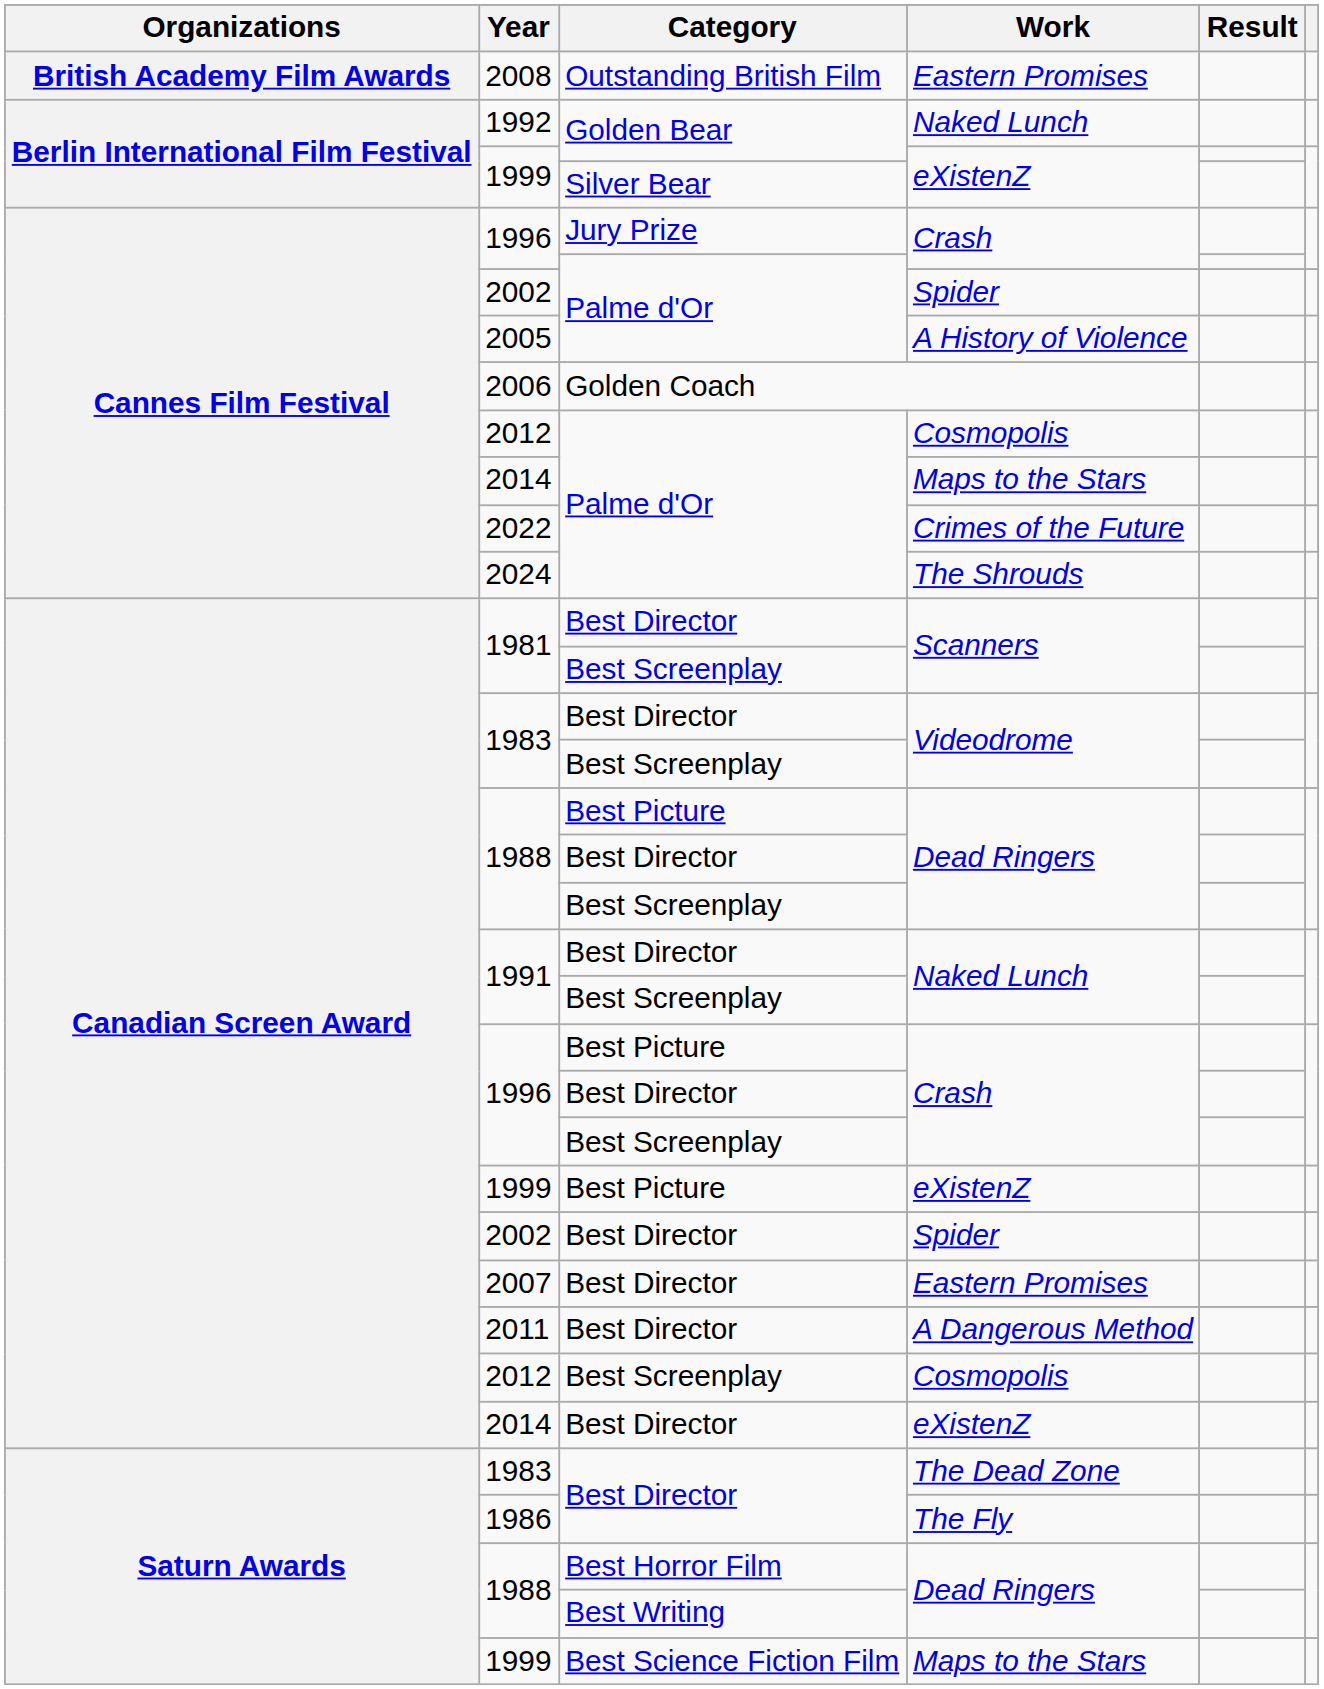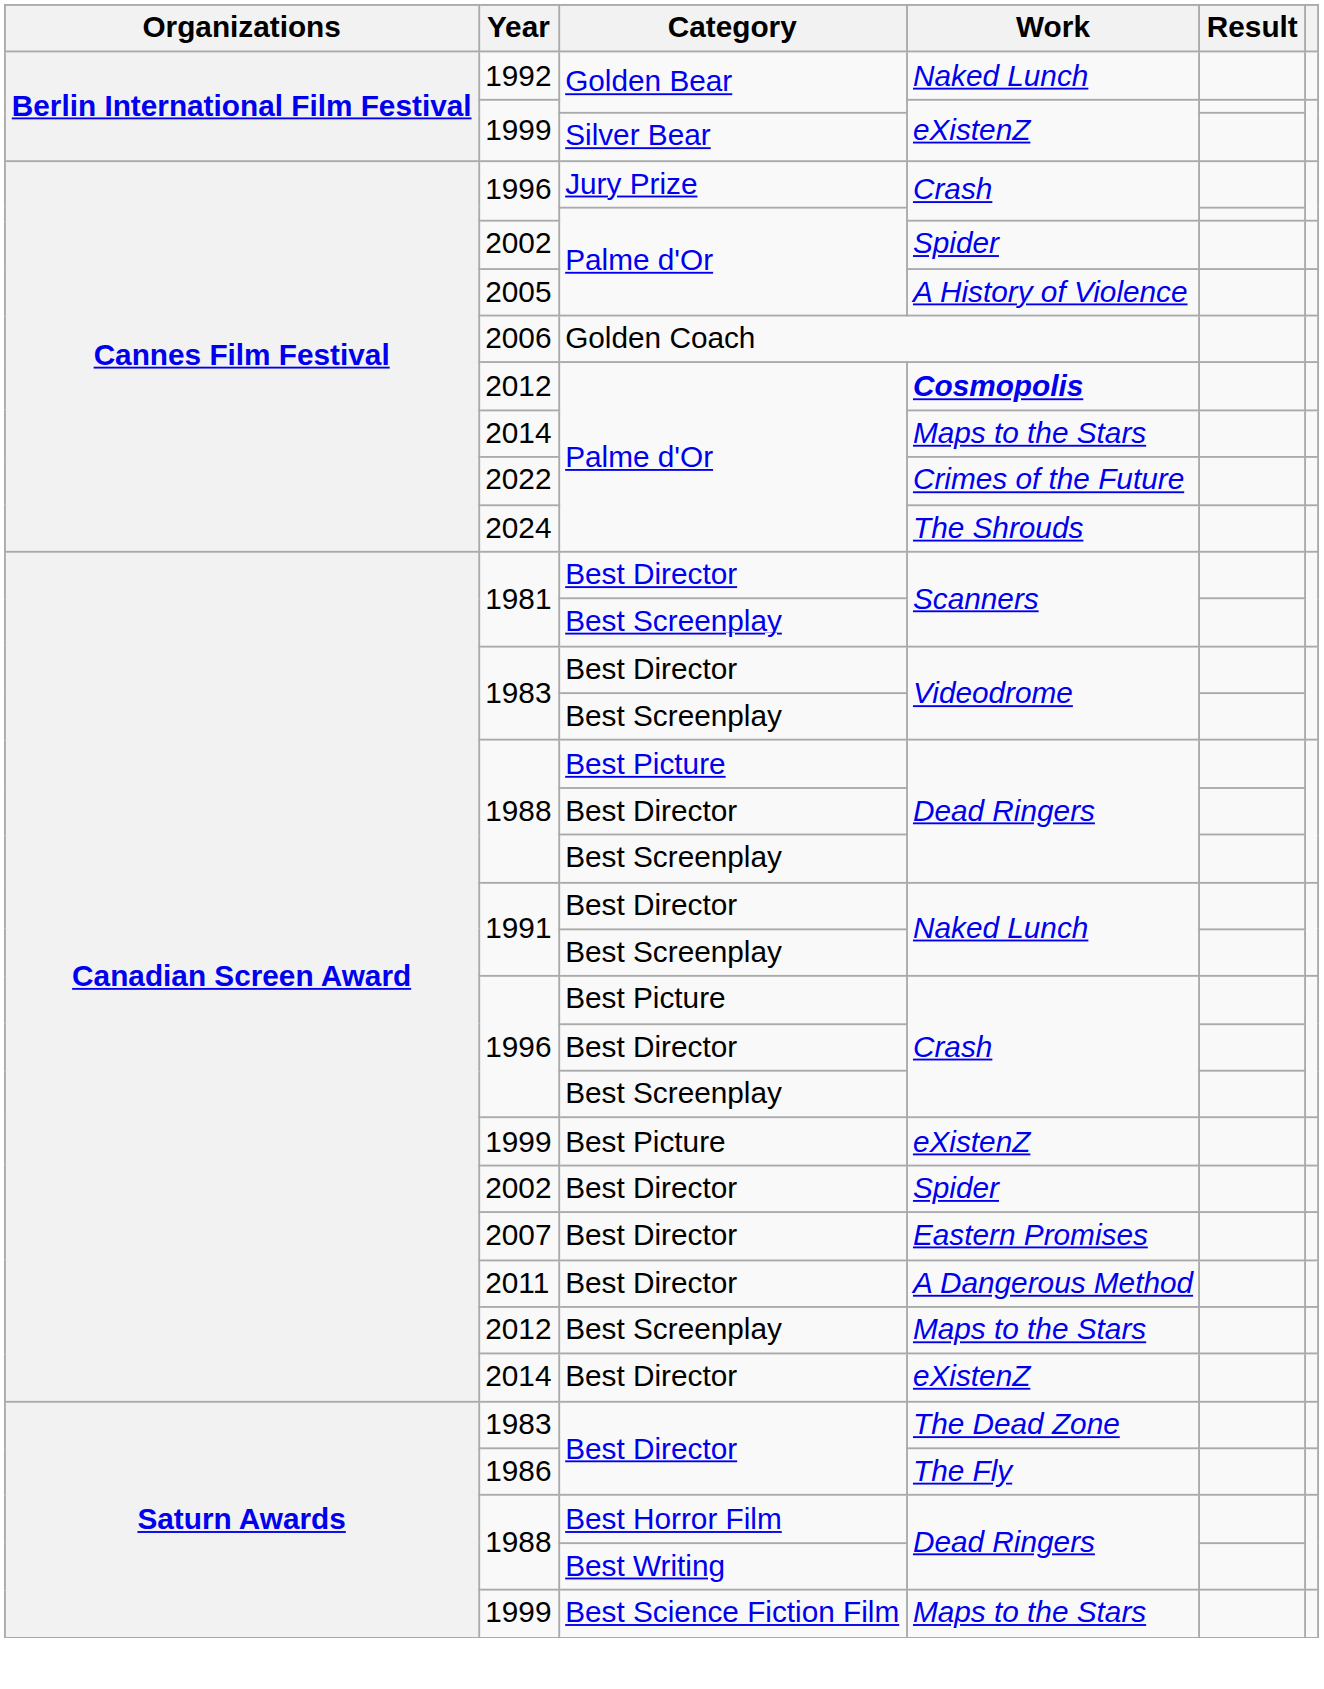- row: (518, 75)
(991, 433) normal -> (998, 385) bold
(991, 1377) Cosmopolis -> (1030, 1329) Maps to the Stars
